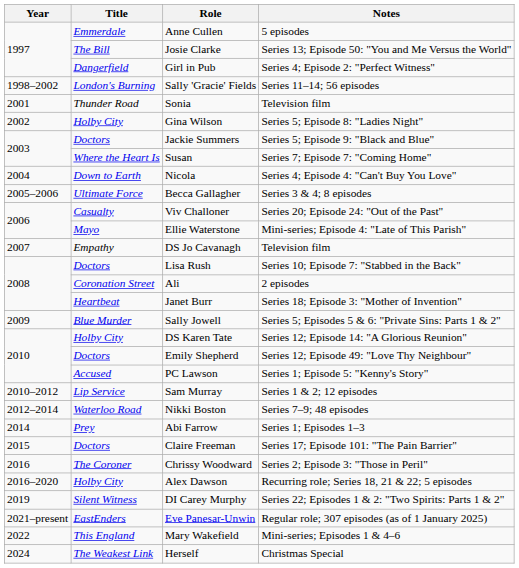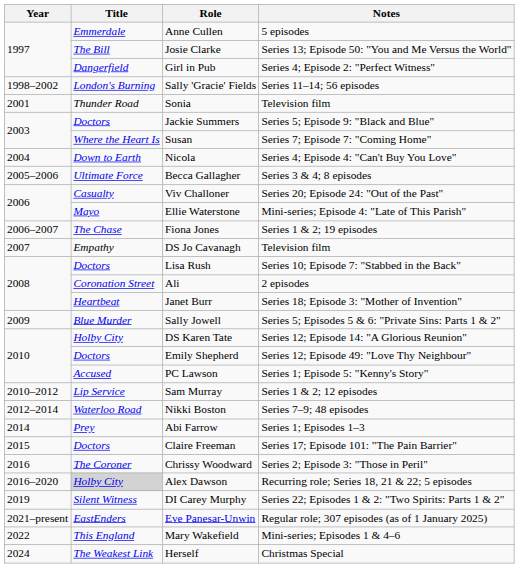- row: (194, 121)
+ row: (192, 229)
(98, 481) no background -> (98, 481) lightgrey background
